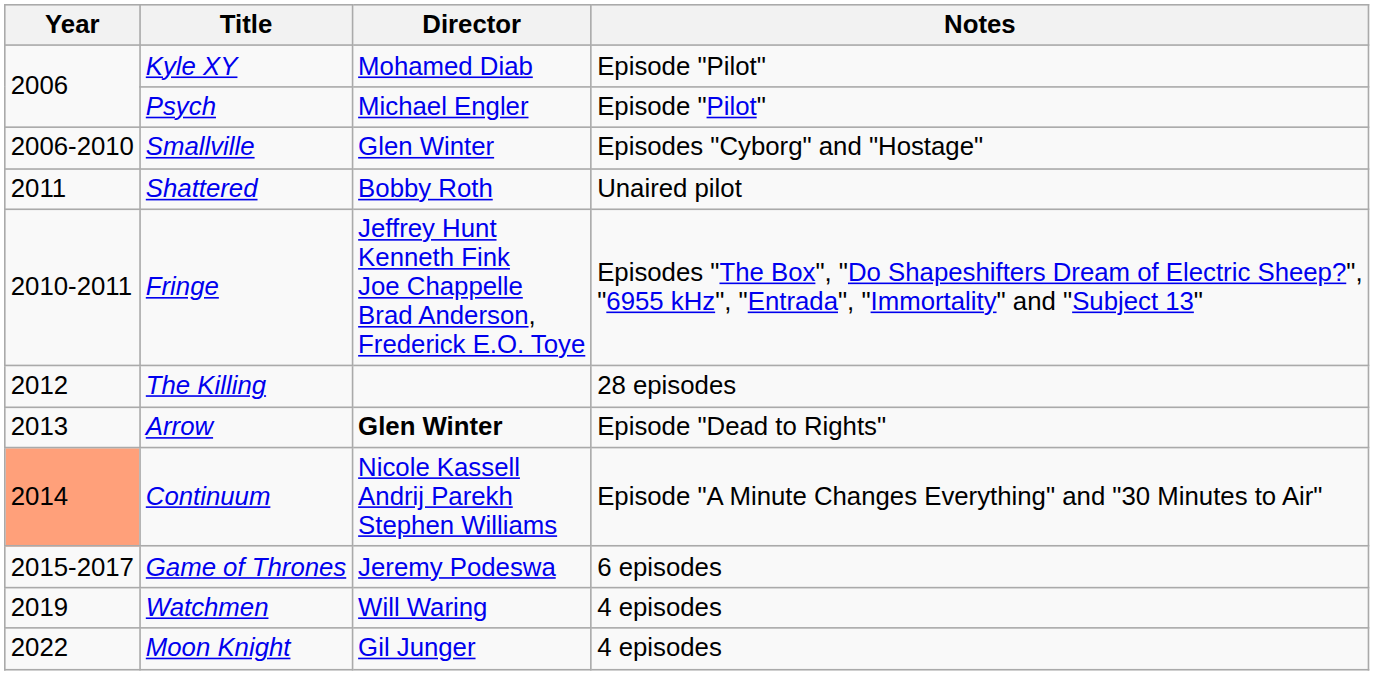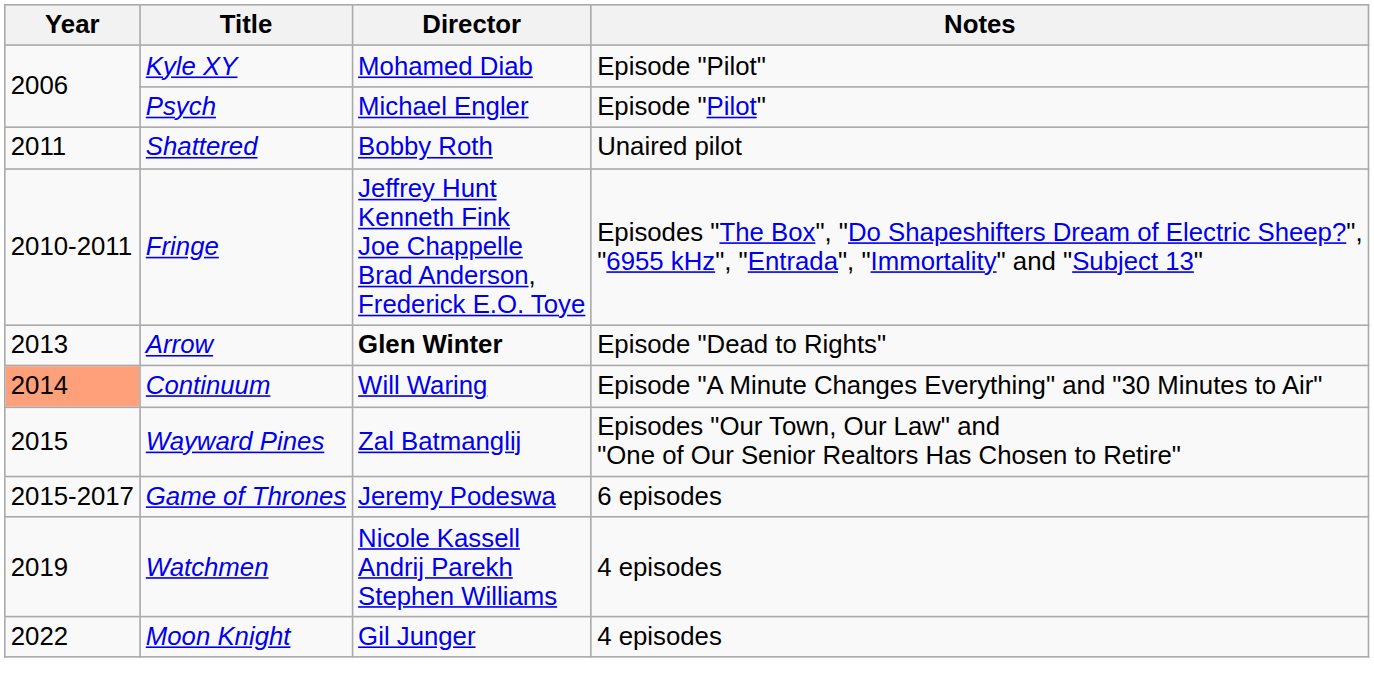- row: (200, 147)
- row: (206, 385)
(458, 496) Nicole Kassell Andrij Parekh Stephen Williams -> (423, 385) Will Waring
+ row: (235, 441)
(423, 607) Will Waring -> (458, 566) Nicole Kassell Andrij Parekh Stephen Williams
